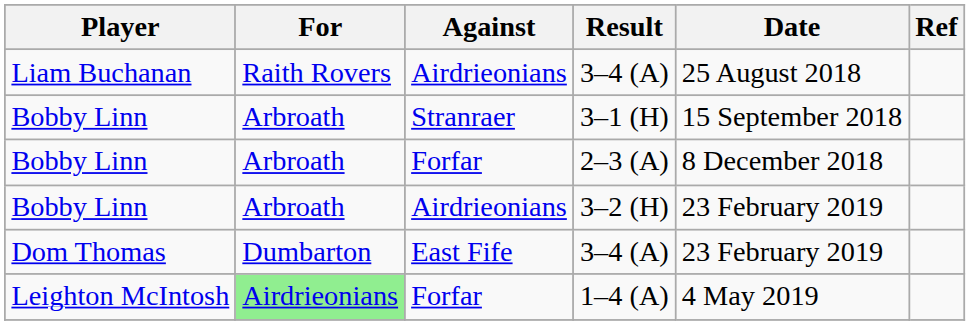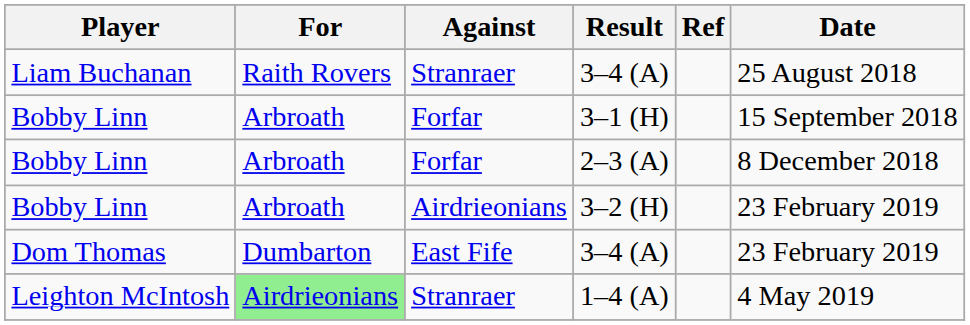columns swapped: (792, 26) <-> (936, 26)
(489, 71) Airdrieonians -> (463, 71) Stranraer
(463, 116) Stranraer -> (447, 116) Forfar
(447, 296) Forfar -> (463, 296) Stranraer
